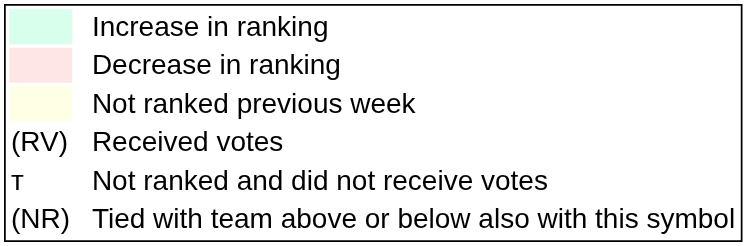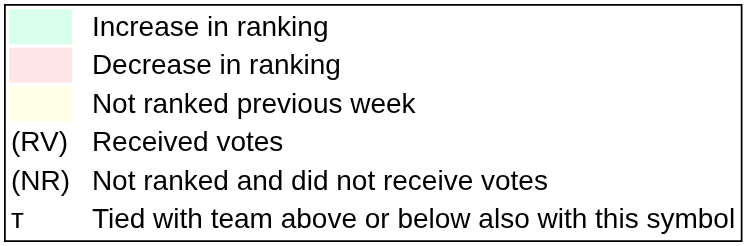(17, 180) т -> (41, 180) (NR)
(41, 218) (NR) -> (17, 218) т
